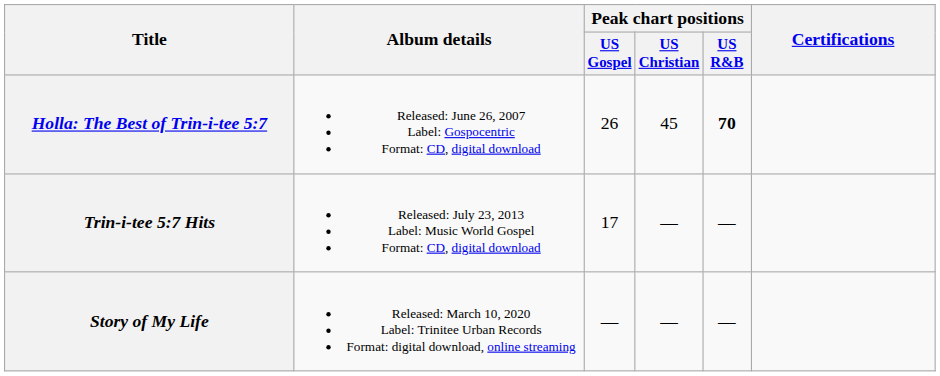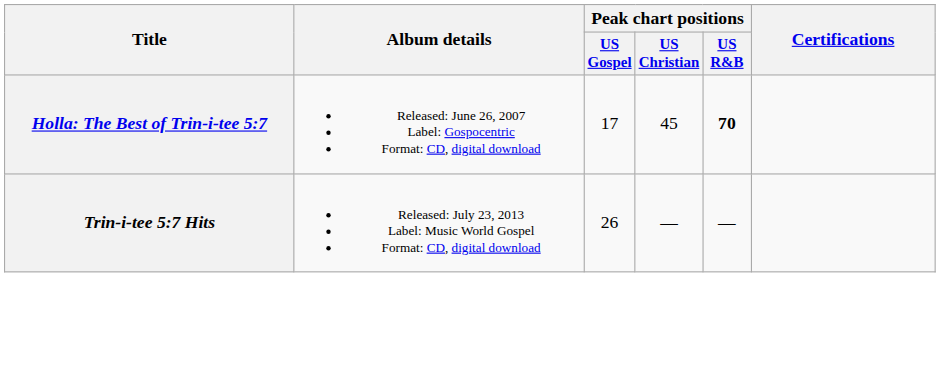(610, 124) 26 -> (610, 124) 17
(610, 222) 17 -> (610, 222) 26
- row: (149, 321)
